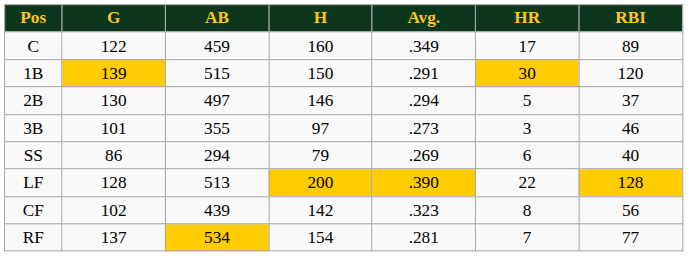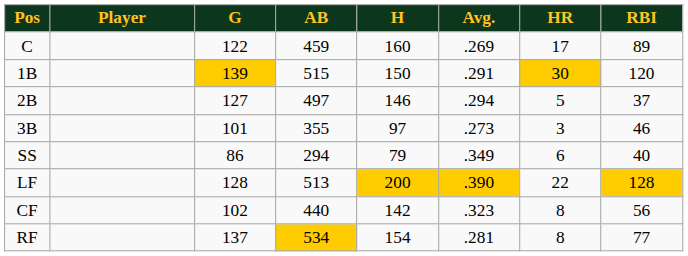+ column: (122, 18)
(424, 45) .349 -> (479, 45) .269
(114, 100) 130 -> (235, 100) 127
(424, 155) .269 -> (479, 155) .349
(217, 210) 439 -> (316, 210) 440
(527, 237) 7 -> (560, 237) 8
